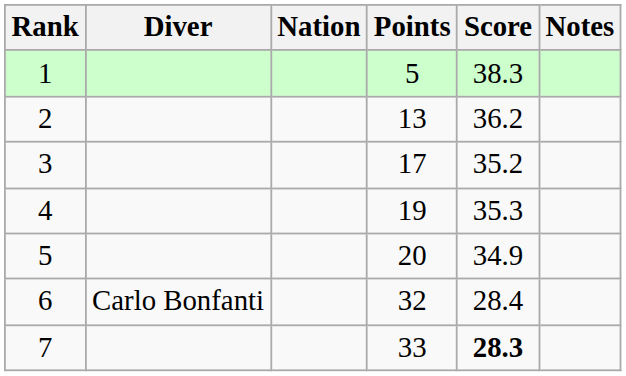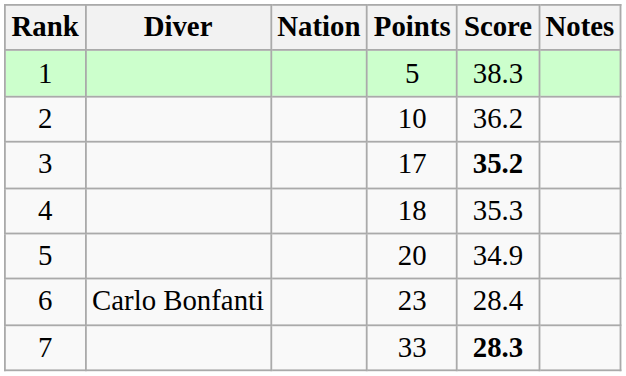(412, 118) 13 -> (412, 118) 10
(498, 164) normal -> (498, 164) bold
(412, 210) 19 -> (412, 210) 18
(412, 301) 32 -> (412, 301) 23
